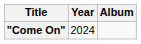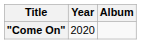(83, 30) 2024 -> (83, 30) 2020
